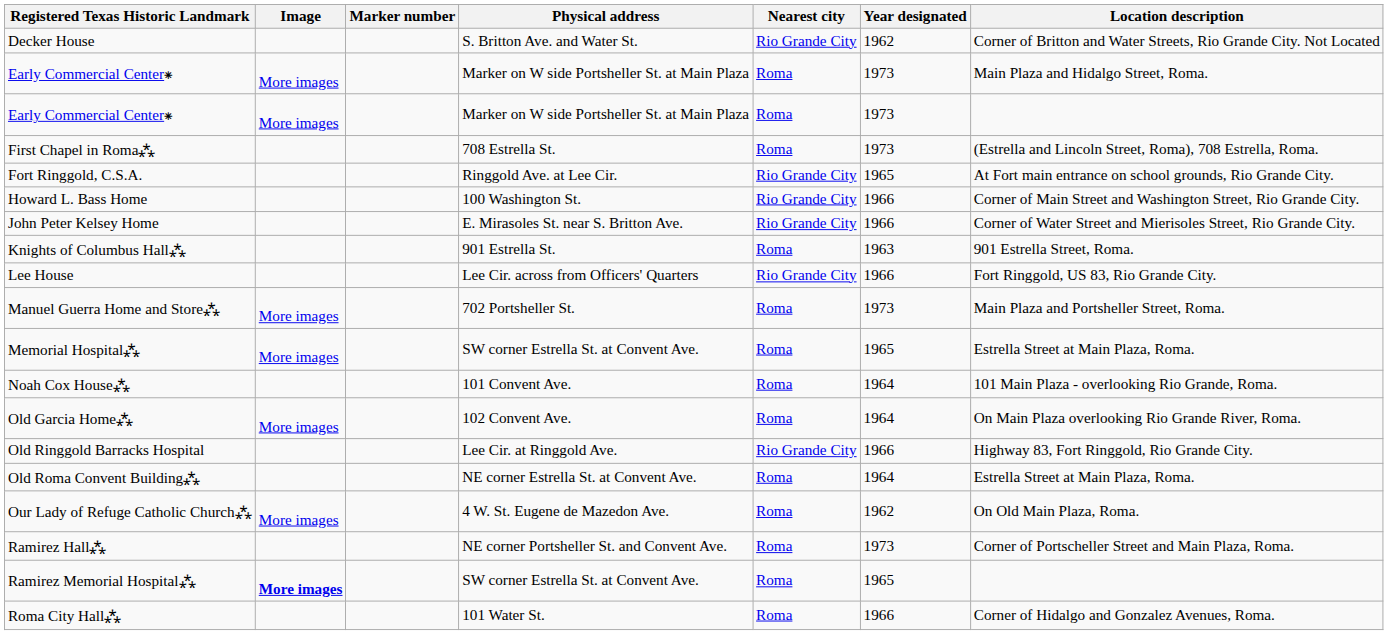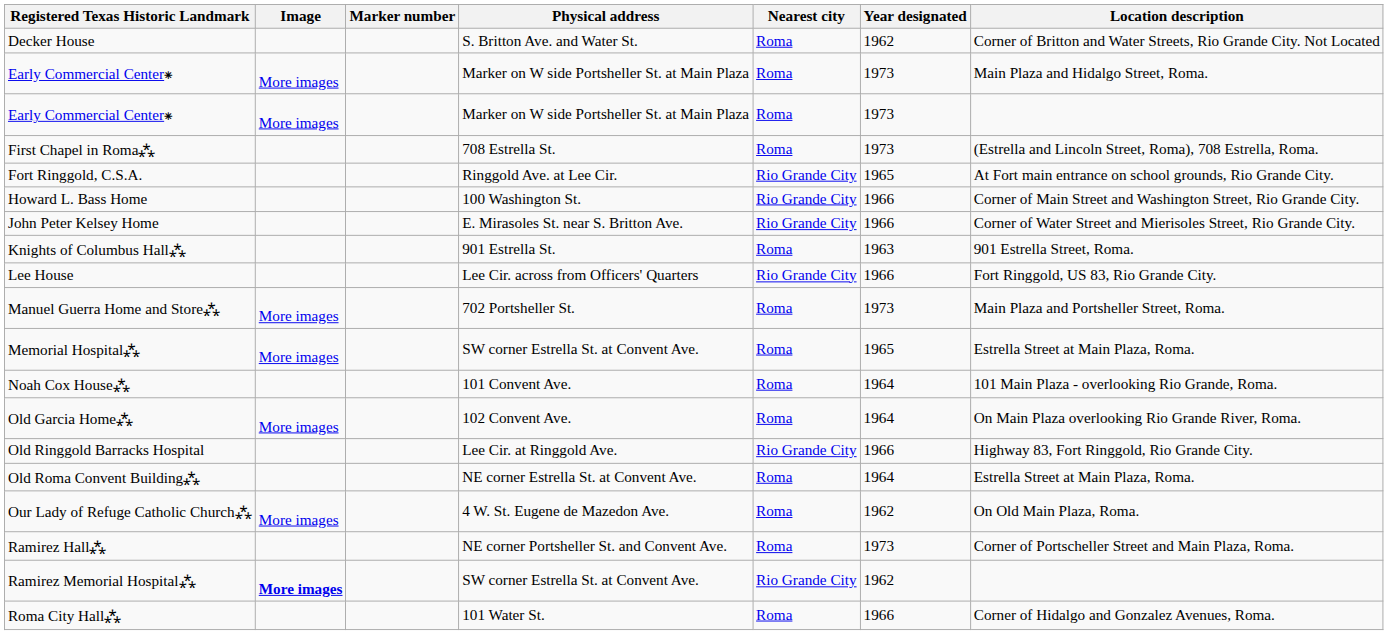(806, 40) Rio Grande City -> (774, 40) Roma
(774, 580) Roma -> (806, 580) Rio Grande City
(879, 580) 1965 -> (879, 580) 1962
